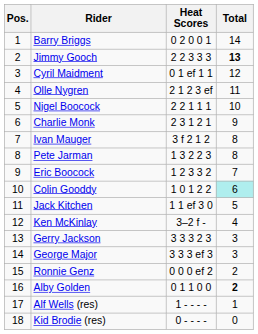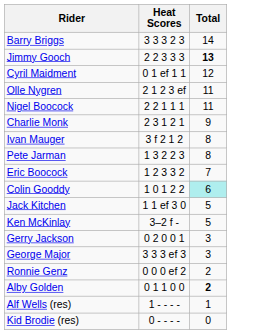- column: (18, 18)
(191, 40) 0 2 0 0 1 -> (164, 40) 3 3 3 2 3
(235, 106) 10 -> (208, 106) 11
(235, 222) 4 -> (208, 222) 5
(191, 238) 3 3 3 2 3 -> (164, 238) 0 2 0 0 1
